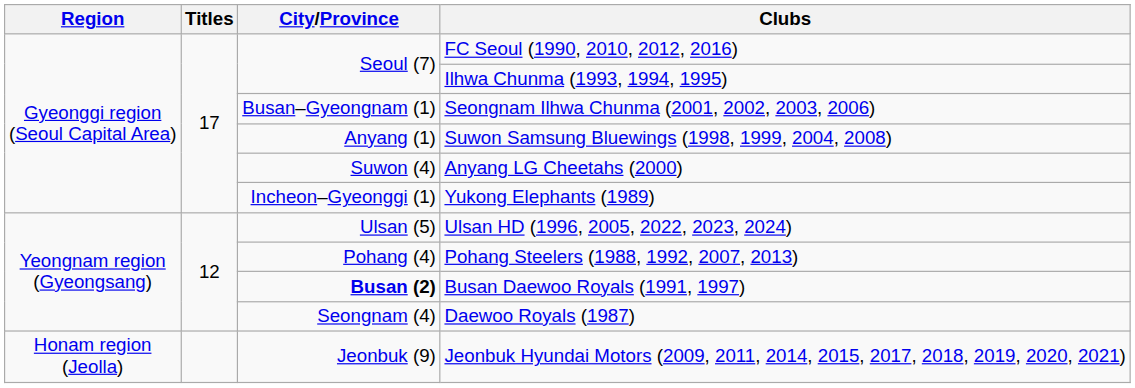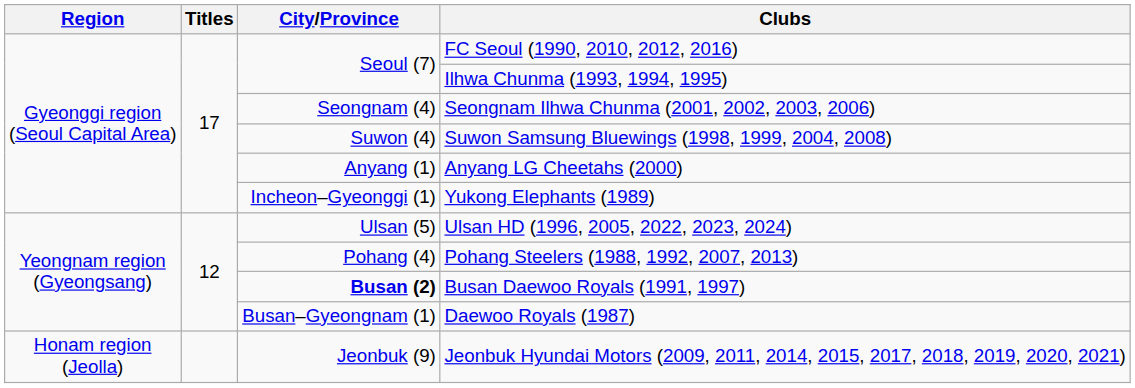(339, 108) Busan–Gyeongnam (1) -> (377, 108) Seongnam (4)
(390, 138) Anyang (1) -> (393, 138) Suwon (4)
(393, 167) Suwon (4) -> (390, 167) Anyang (1)
(377, 316) Seongnam (4) -> (339, 316) Busan–Gyeongnam (1)
